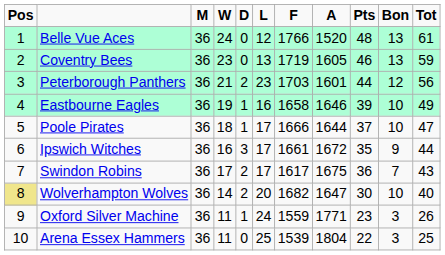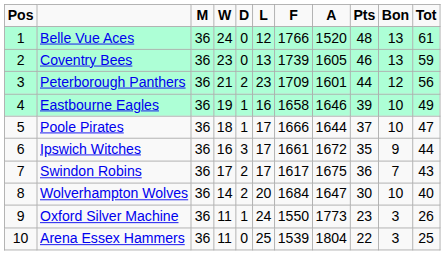(293, 60) 1719 -> (293, 60) 1739
(293, 82) 1703 -> (293, 82) 1709
(21, 194) khaki background -> (21, 194) no background
(293, 194) 1682 -> (293, 194) 1684
(293, 216) 1559 -> (293, 216) 1550
(331, 216) 1771 -> (331, 216) 1773
